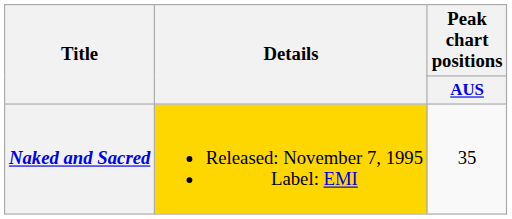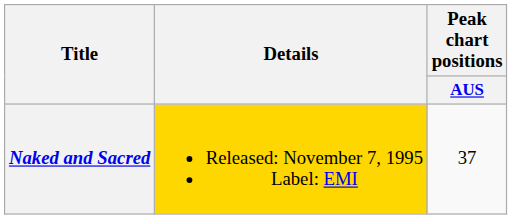(467, 158) 35 -> (467, 158) 37
